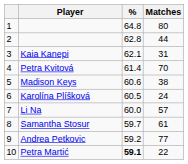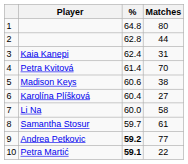(133, 54) 62.1 -> (133, 54) 62.4
(133, 96) 60.5 -> (133, 96) 60.4
(163, 96) 24 -> (163, 96) 27
(163, 110) 57 -> (163, 110) 58
(133, 139) normal -> (133, 139) bold
